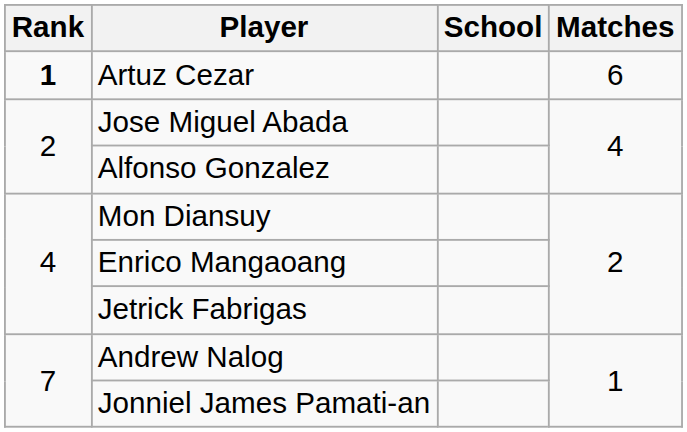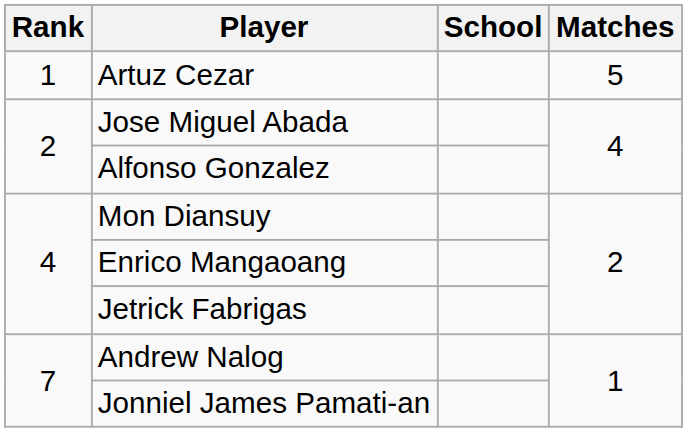(48, 74) bold -> (48, 74) normal
(615, 74) 6 -> (615, 74) 5
